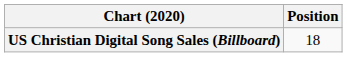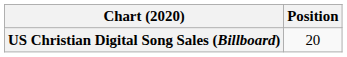(313, 39) 18 -> (313, 39) 20
